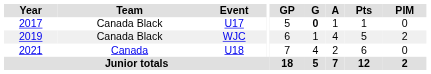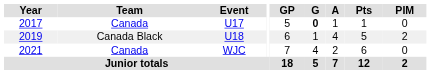(130, 23) Canada Black -> (130, 23) Canada
(234, 37) WJC -> (234, 37) U18
(234, 50) U18 -> (234, 50) WJC
